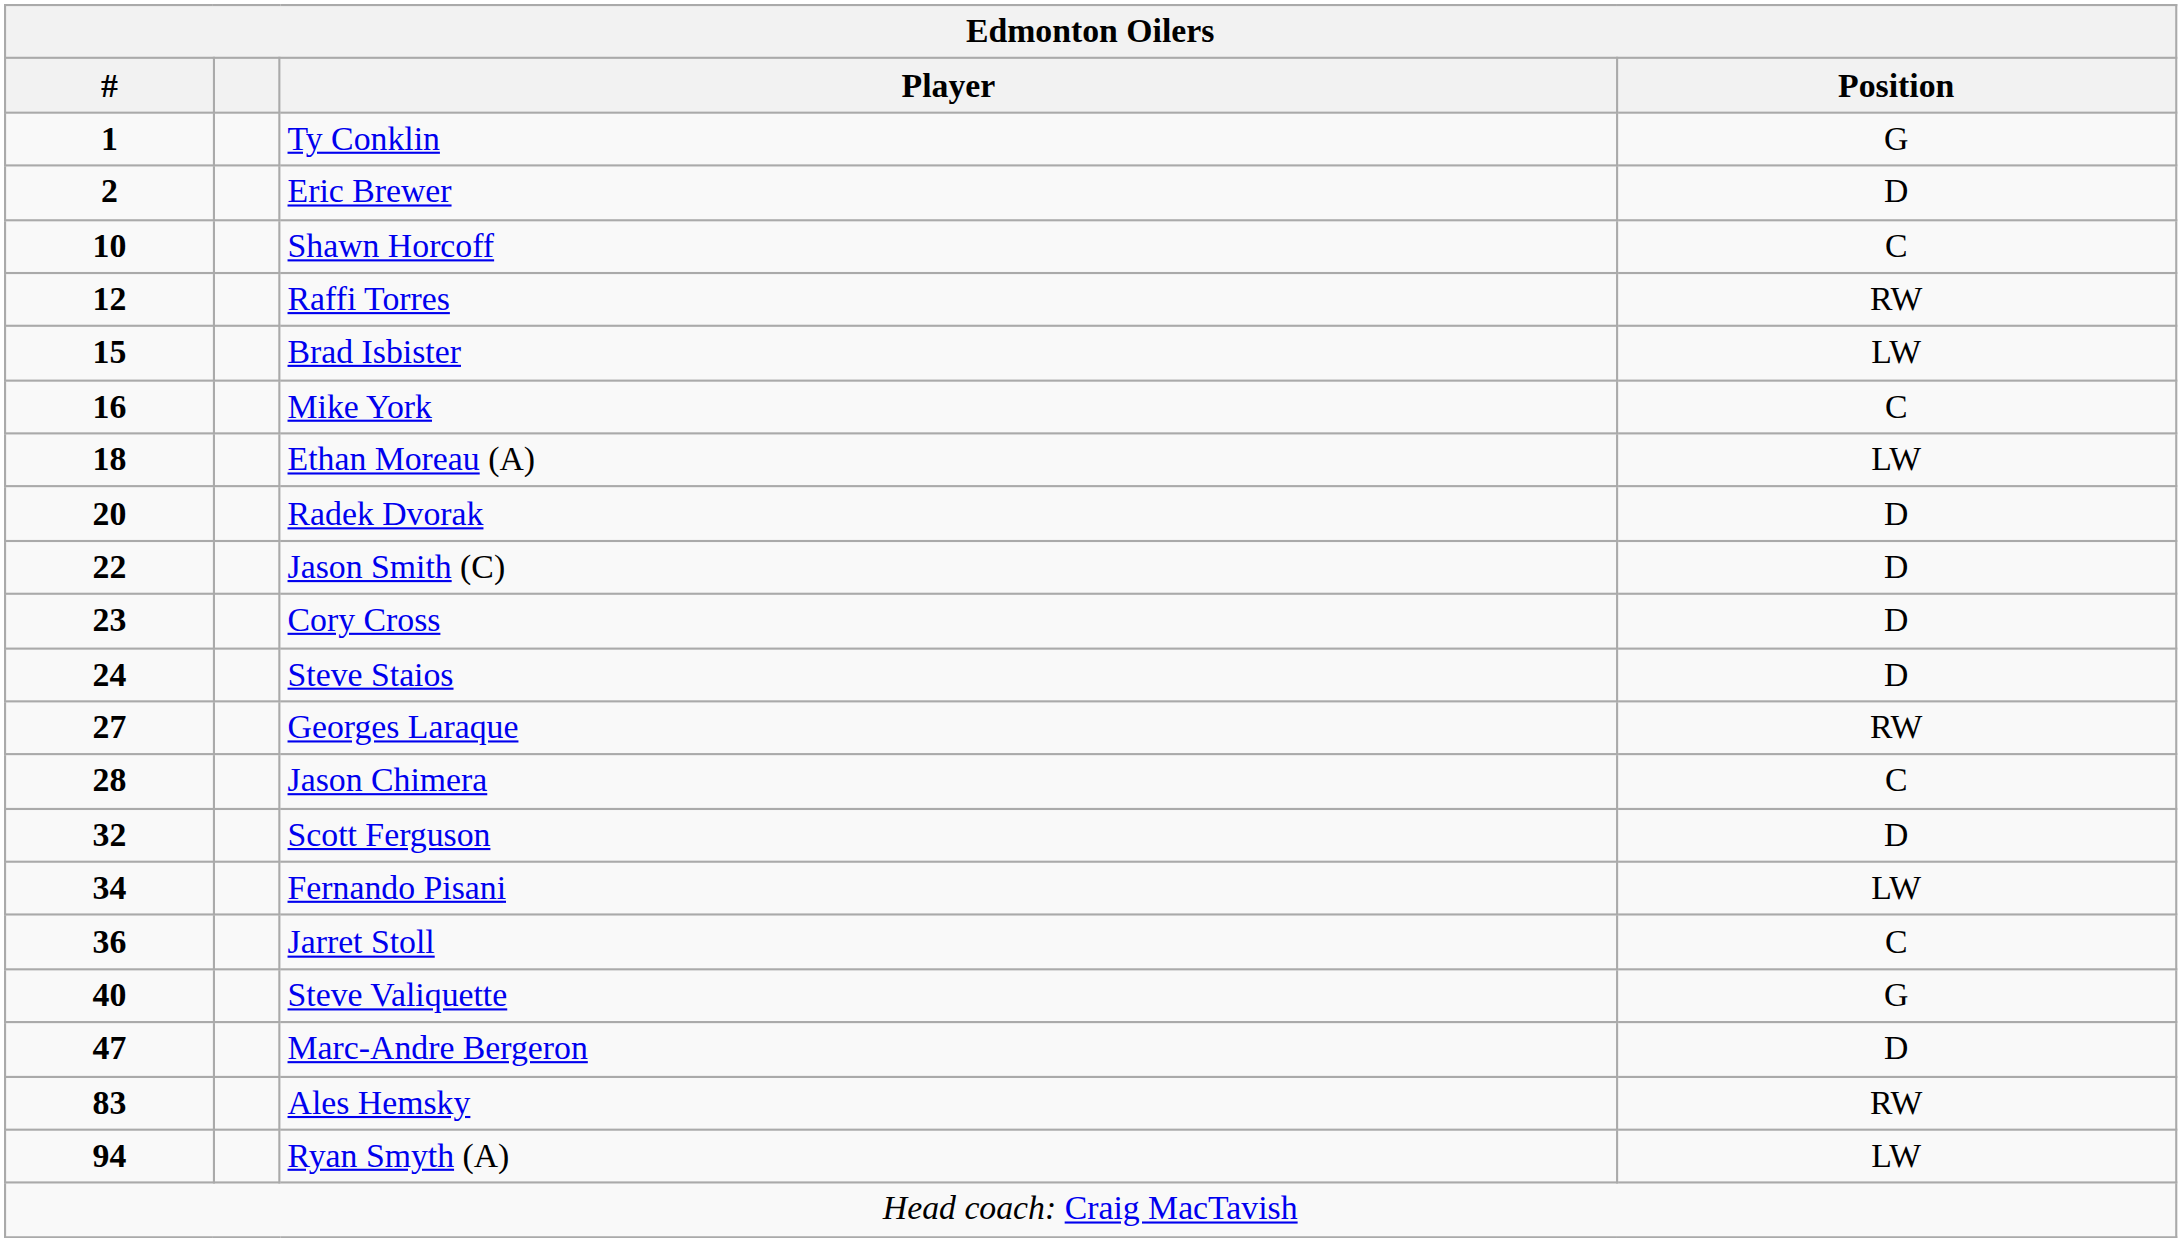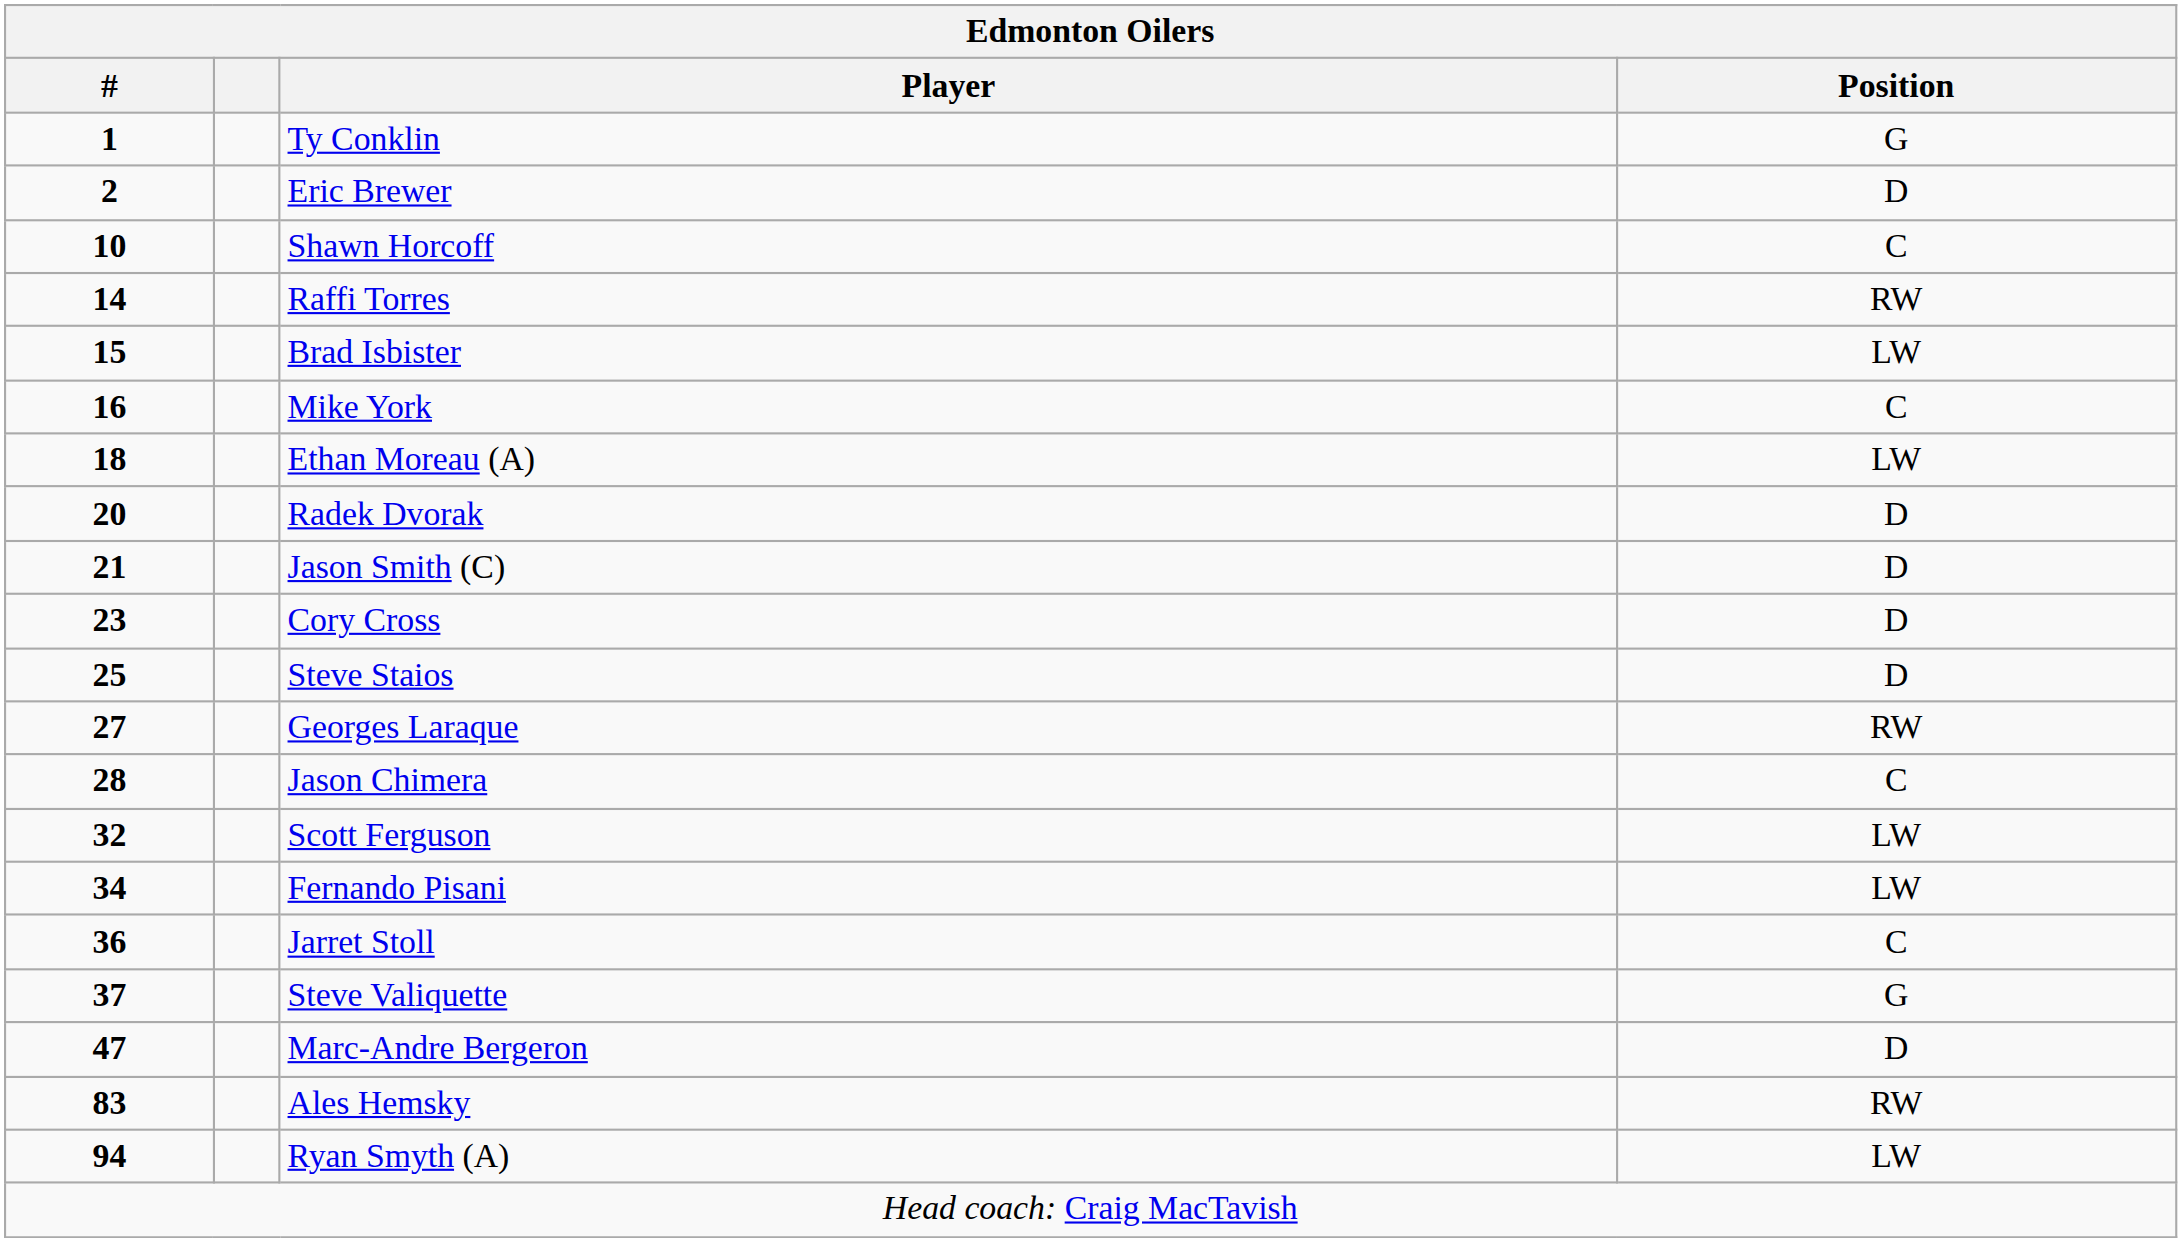(109, 298) 12 -> (109, 298) 14
(109, 566) 22 -> (109, 566) 21
(109, 673) 24 -> (109, 673) 25
(1896, 834) D -> (1896, 834) LW
(109, 995) 40 -> (109, 995) 37
